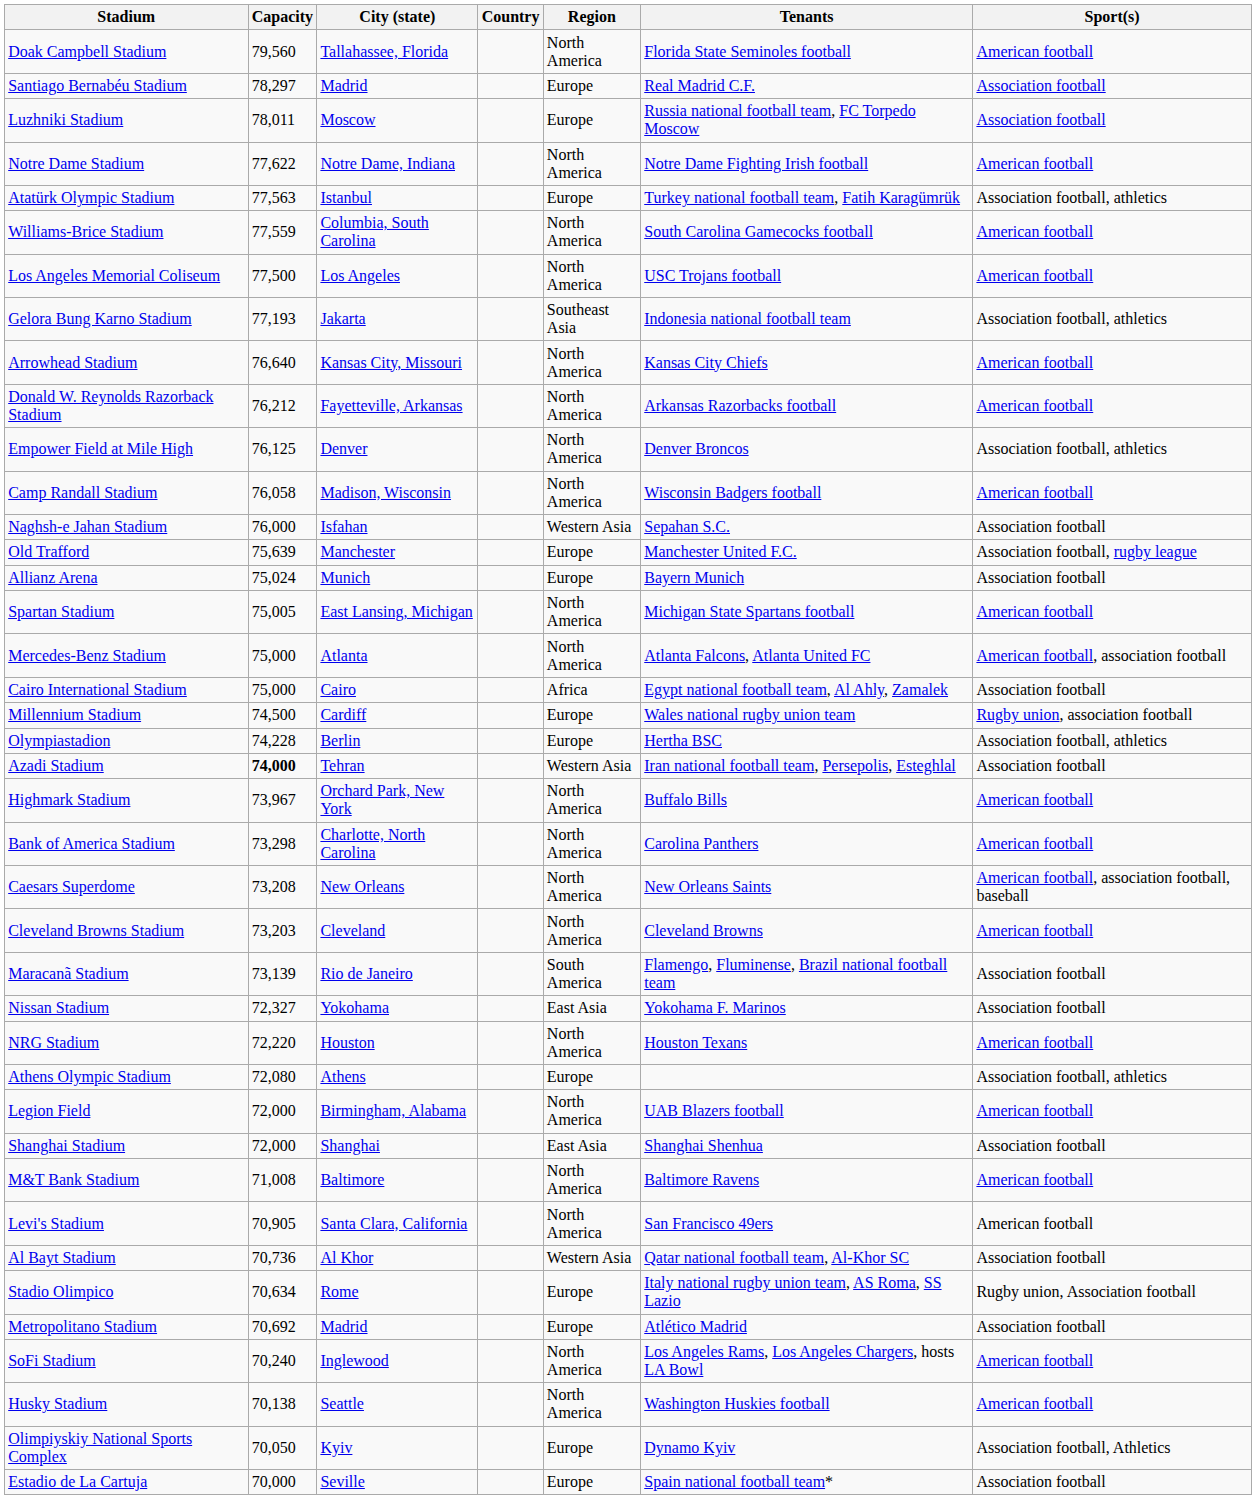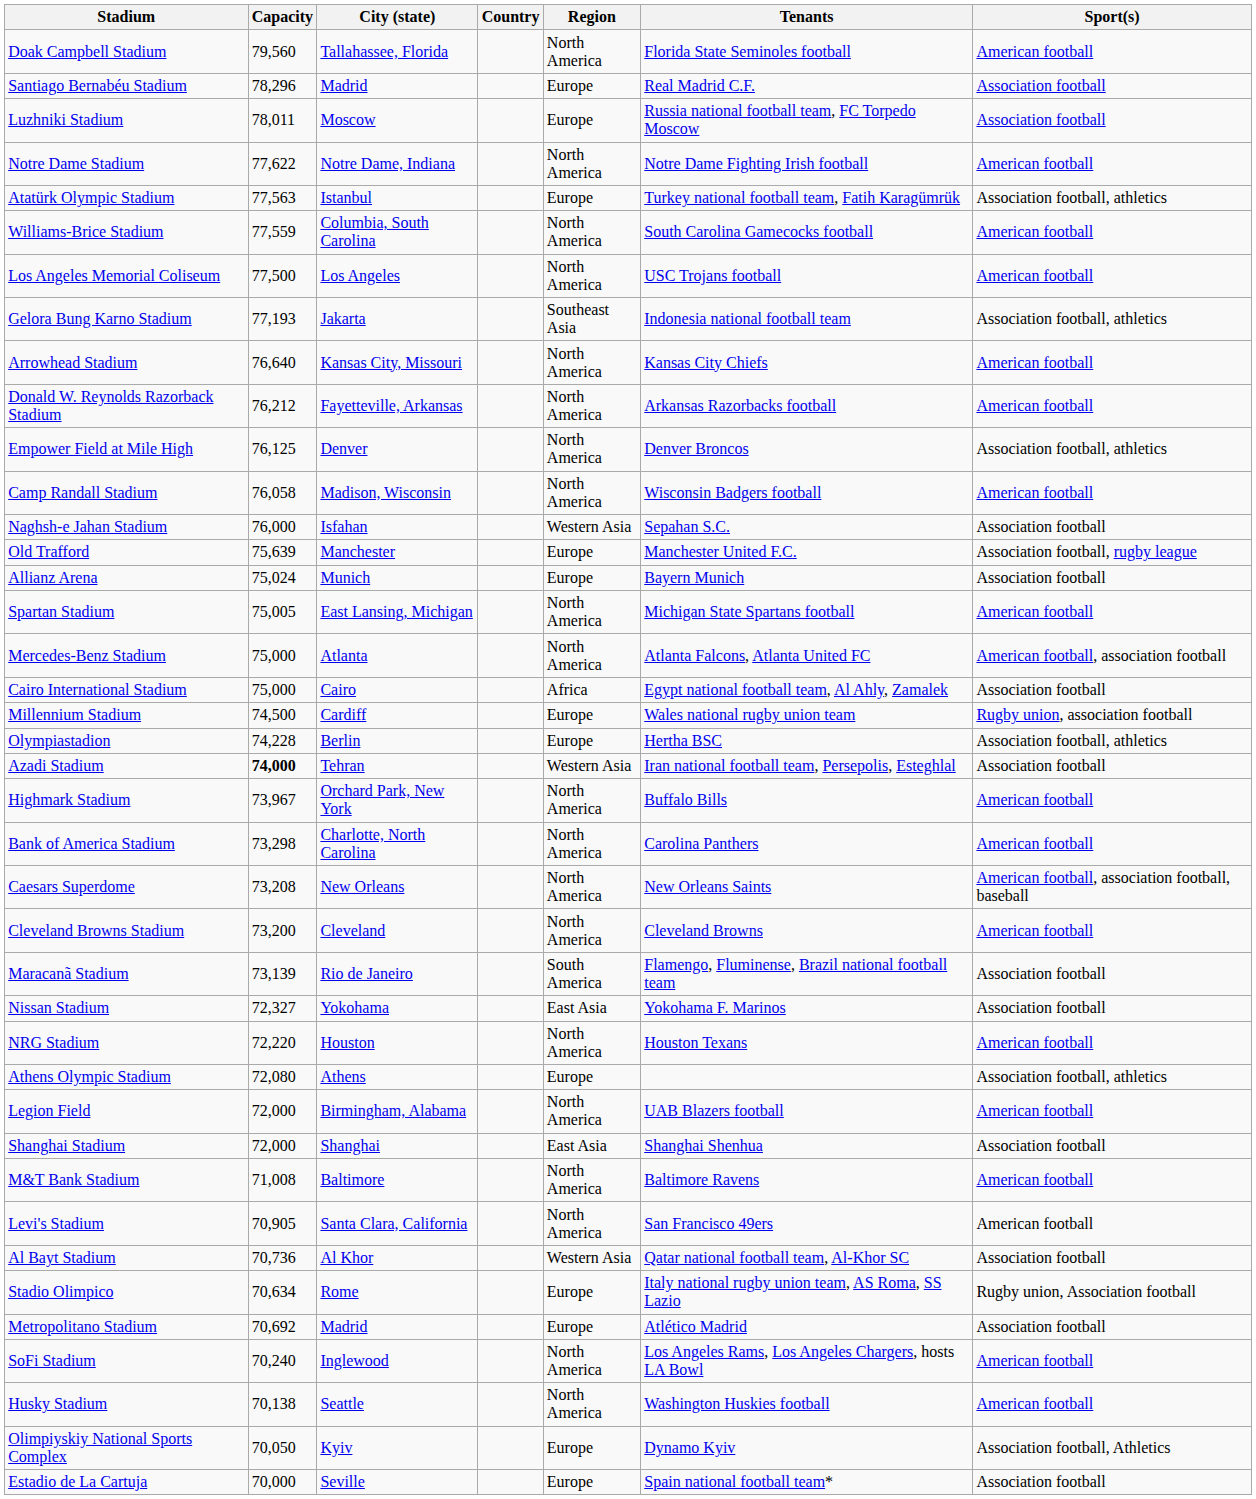(274, 85) 78,297 -> (274, 85) 78,296
(274, 930) 73,203 -> (274, 930) 73,200
